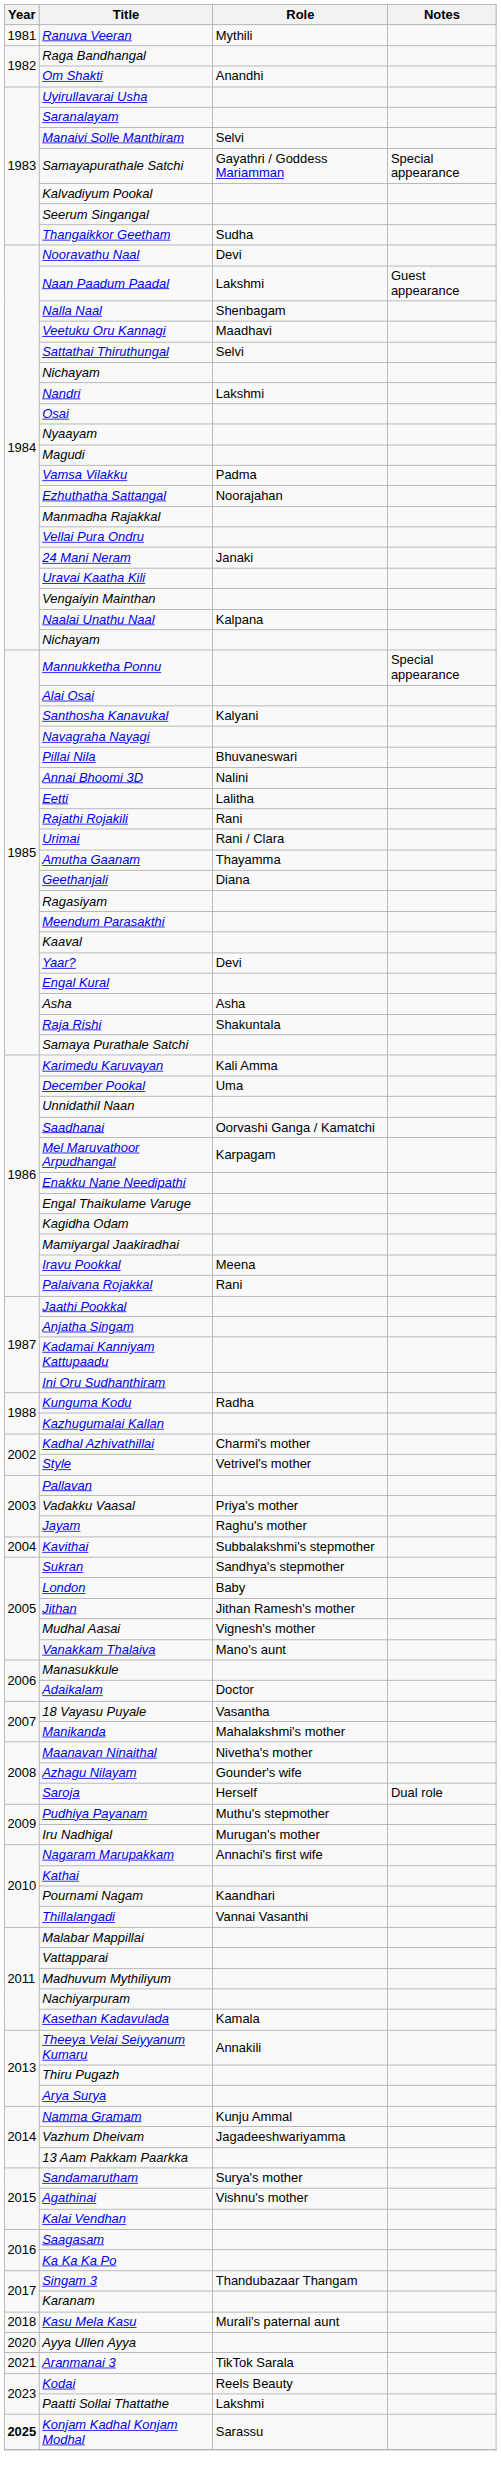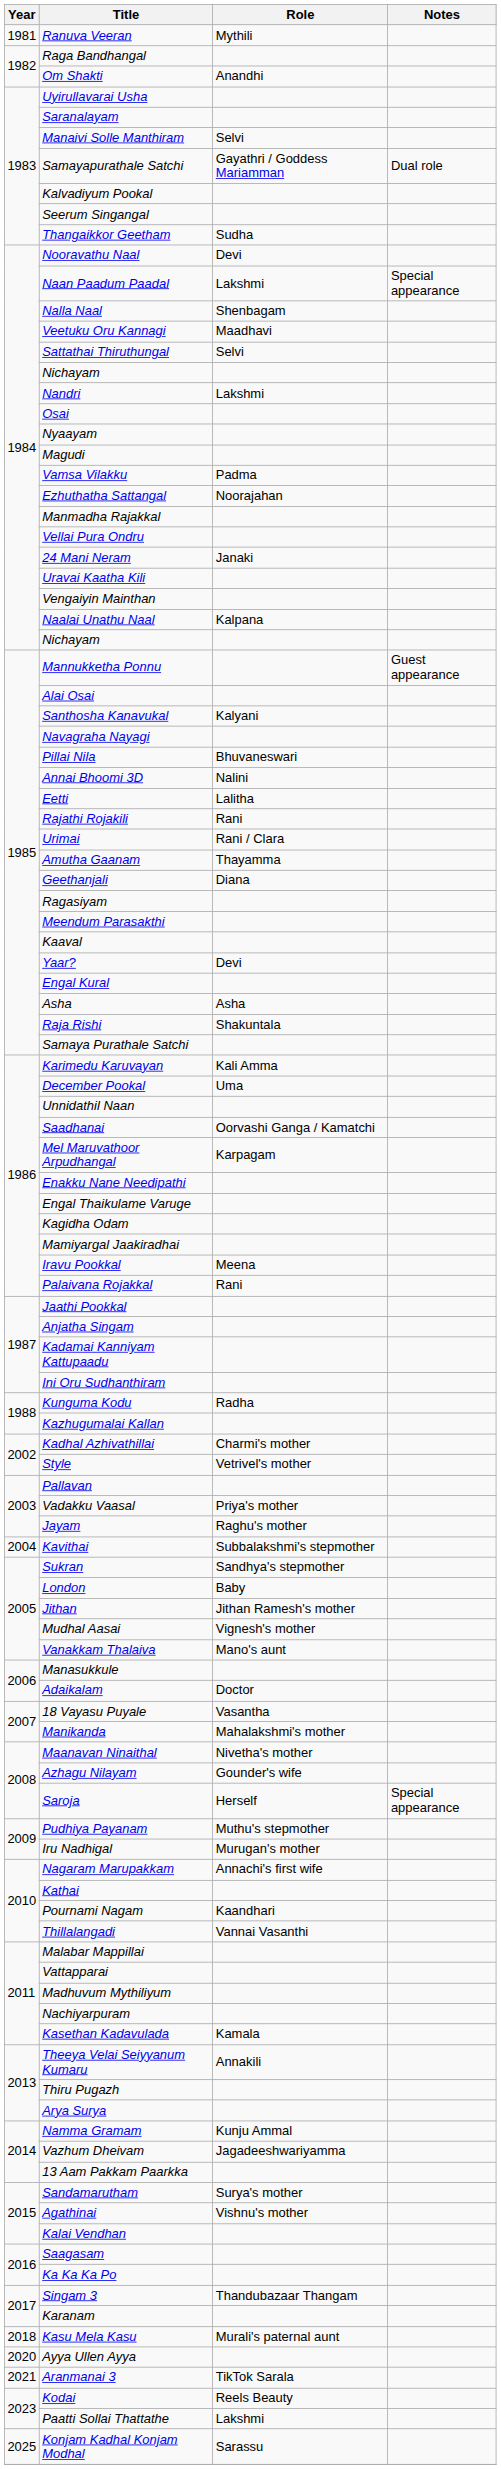(425, 165) Special appearance -> (417, 165) Dual role
(425, 283) Guest appearance -> (425, 283) Special appearance
(425, 667) Special appearance -> (425, 667) Guest appearance
(417, 1793) Dual role -> (425, 1800) Special appearance
(22, 2432) bold -> (22, 2446) normal
